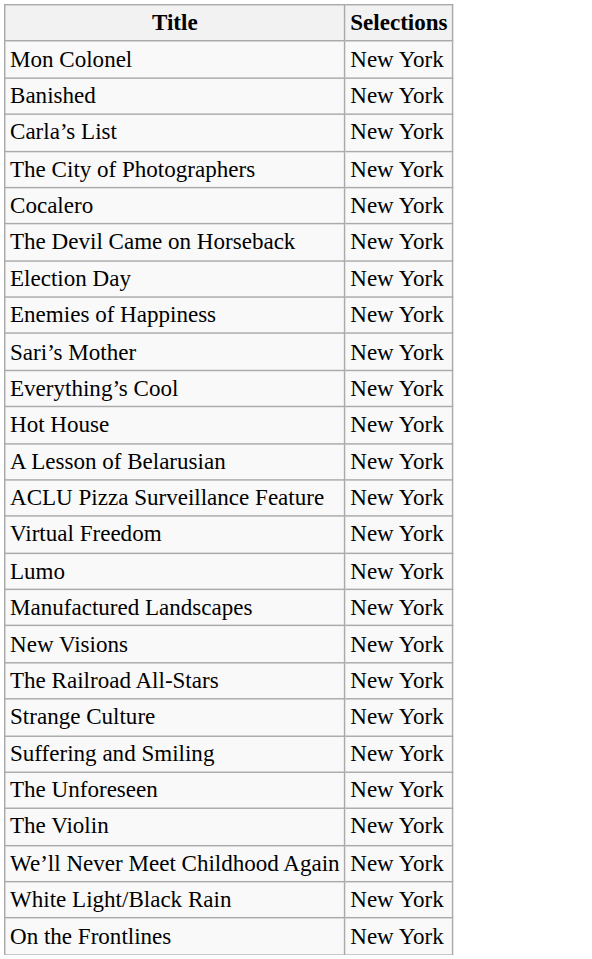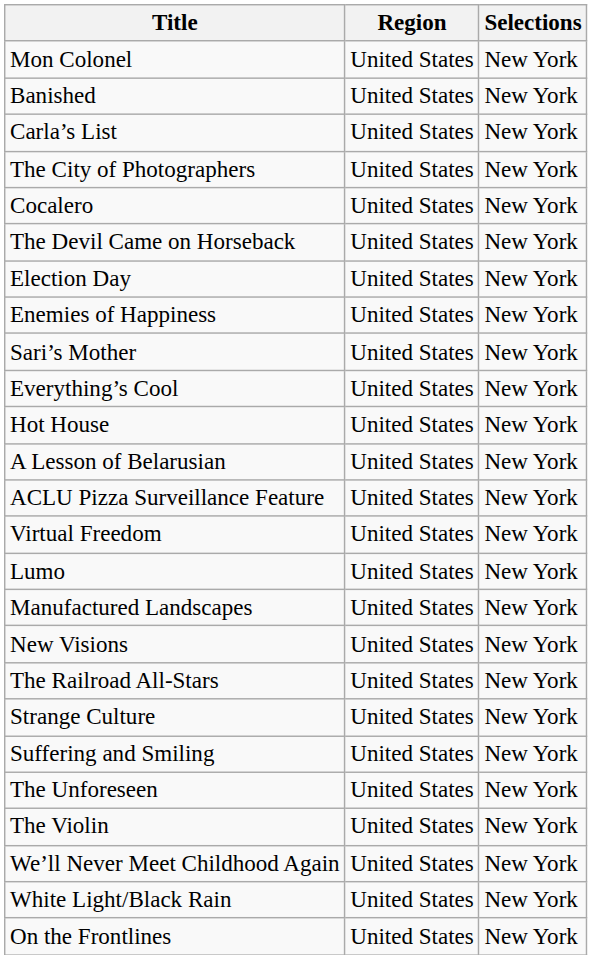+ column: (412, 22)
